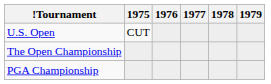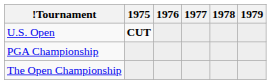(138, 32) normal -> (139, 32) bold
rows swapped: (64, 51) <-> (53, 70)
